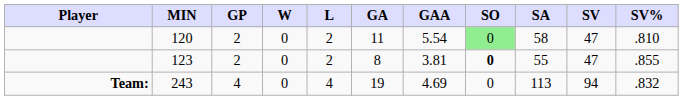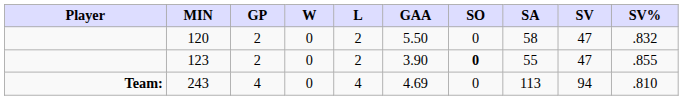- column: (377, 15)
(434, 38) 5.54 -> (415, 38) 5.50
(490, 38) lightgreen background -> (476, 38) no background
(647, 38) .810 -> (645, 38) .832
(434, 60) 3.81 -> (415, 60) 3.90
(647, 83) .832 -> (645, 83) .810
